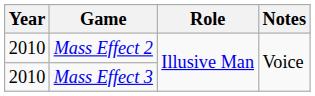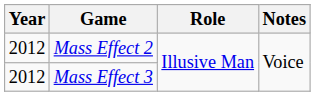(27, 47) 2010 -> (27, 47) 2012
(27, 76) 2010 -> (27, 76) 2012
